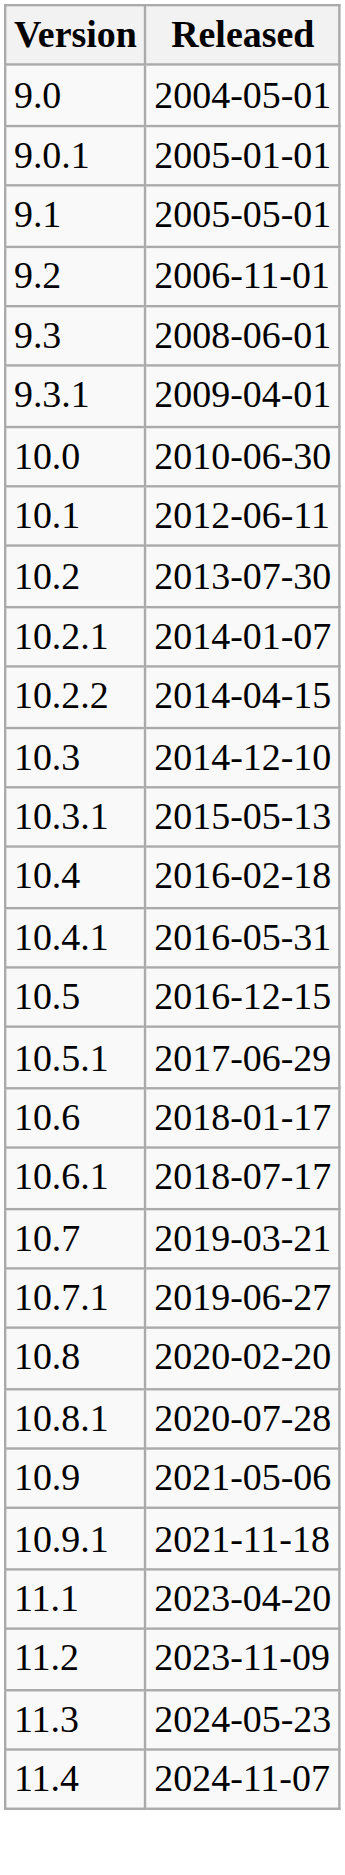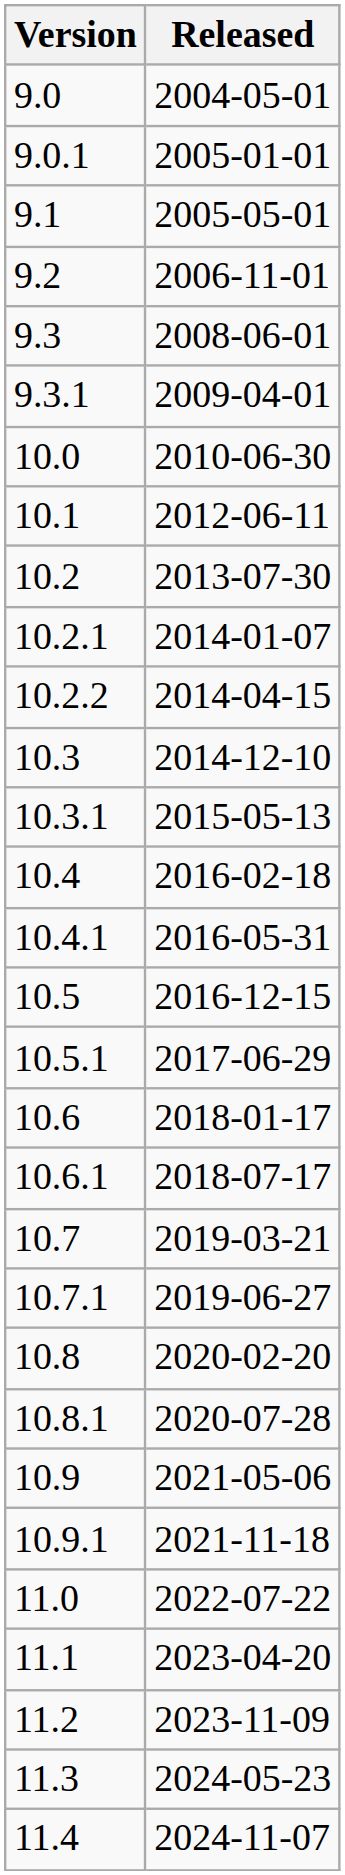+ row: (46, 1598)
